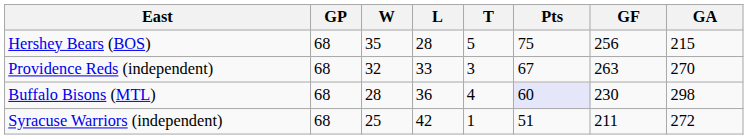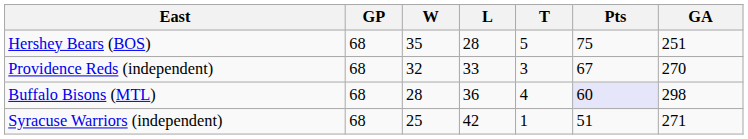- column: (629, 17)
(683, 43) 215 -> (674, 43) 251
(683, 120) 272 -> (674, 120) 271
